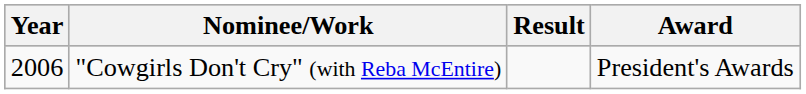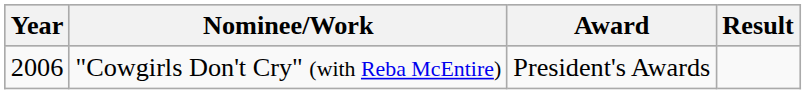columns swapped: (695, 25) <-> (549, 25)
